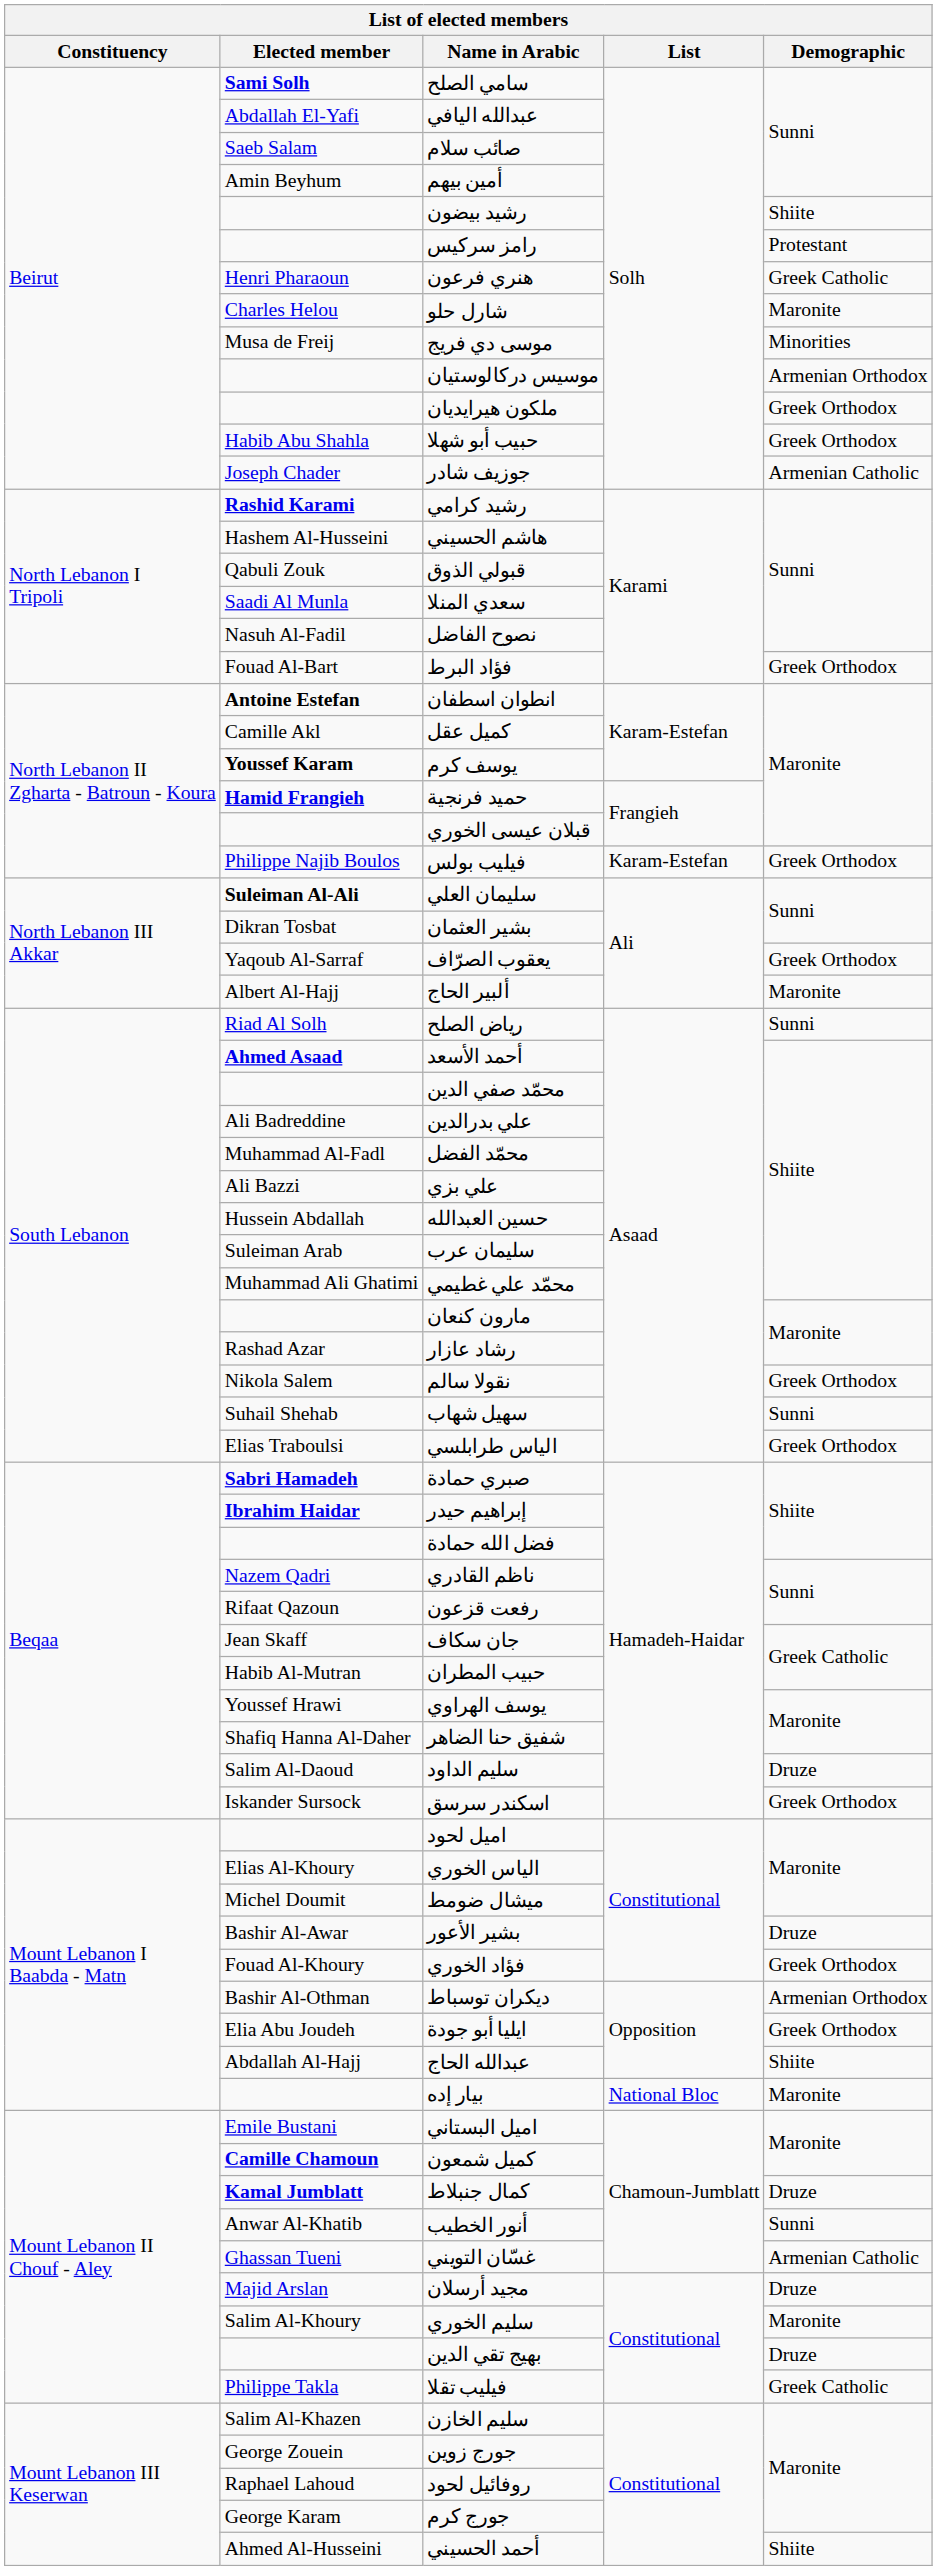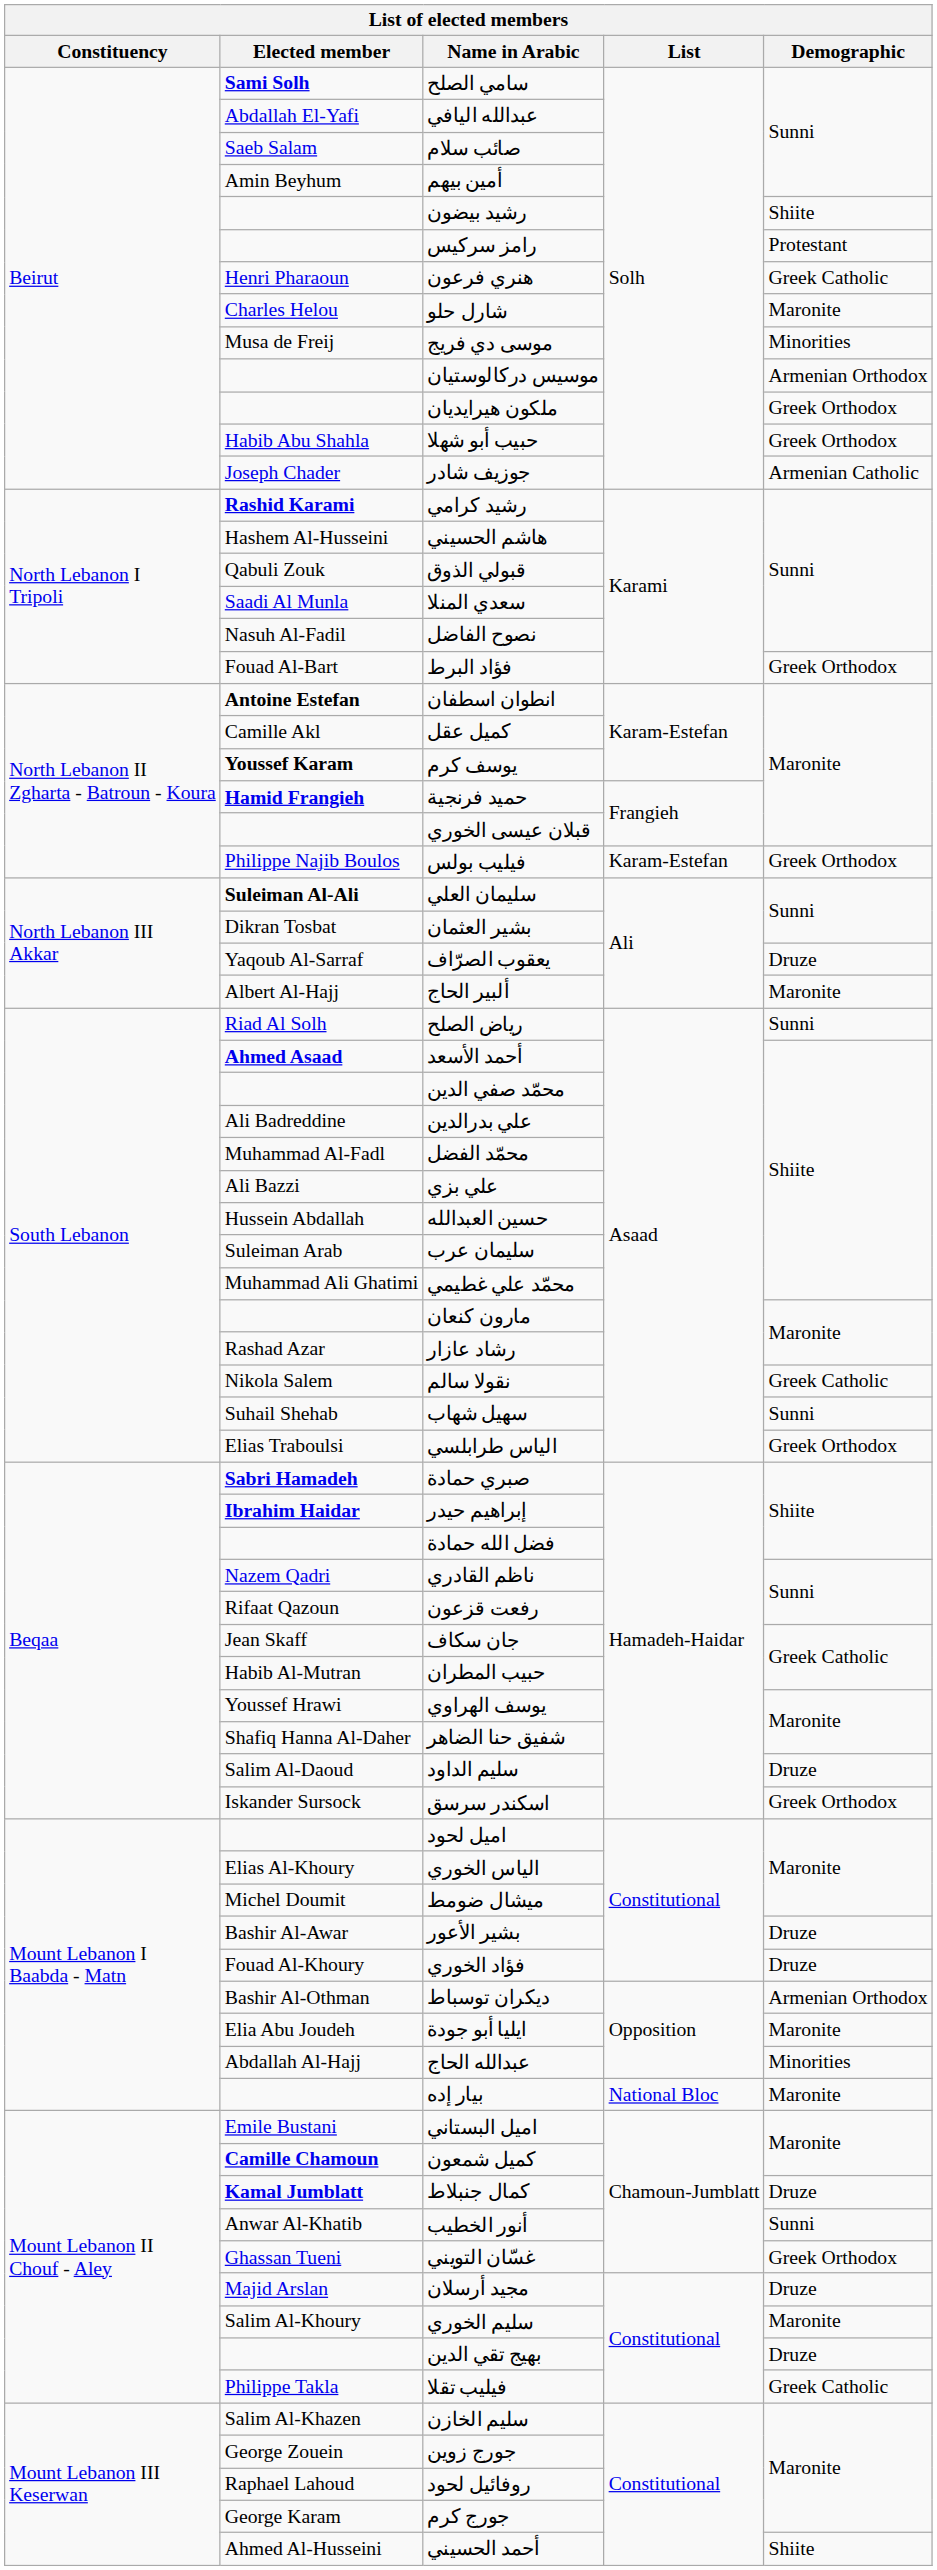(833, 959) Greek Orthodox -> (793, 959) Druze
(833, 1380) Greek Orthodox -> (828, 1380) Greek Catholic
(833, 1964) Greek Orthodox -> (793, 1964) Druze
(833, 2029) Greek Orthodox -> (805, 2029) Maronite
(792, 2062) Shiite -> (810, 2062) Minorities
(844, 2256) Armenian Catholic -> (833, 2256) Greek Orthodox
